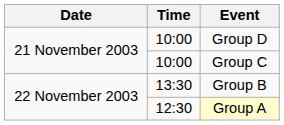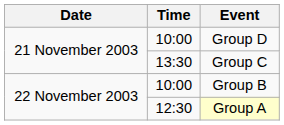(174, 62) 10:00 -> (174, 62) 13:30
(174, 85) 13:30 -> (174, 85) 10:00
